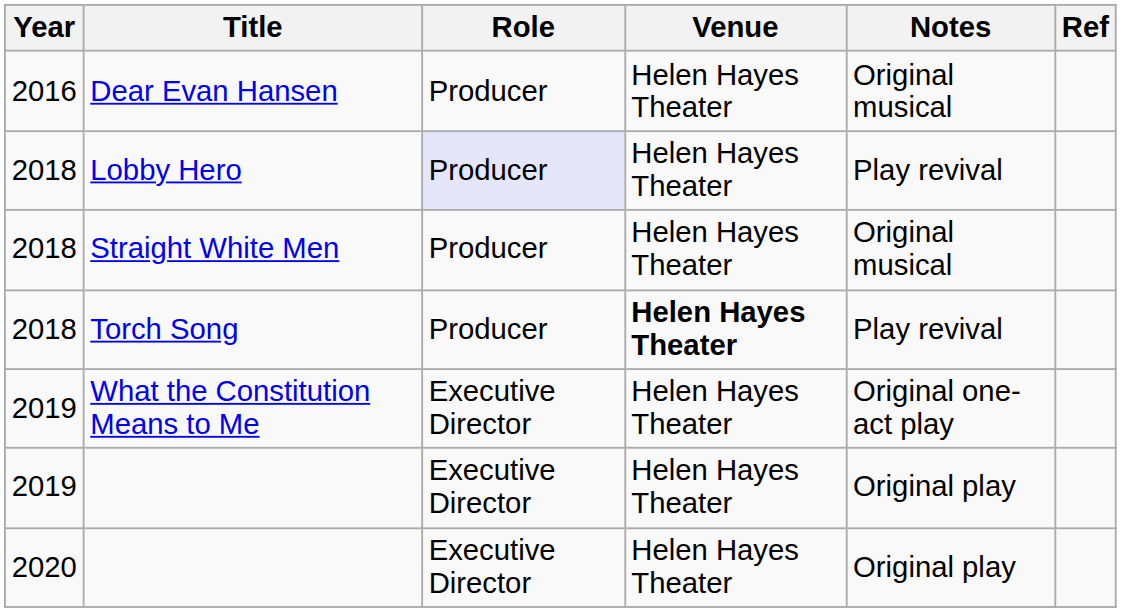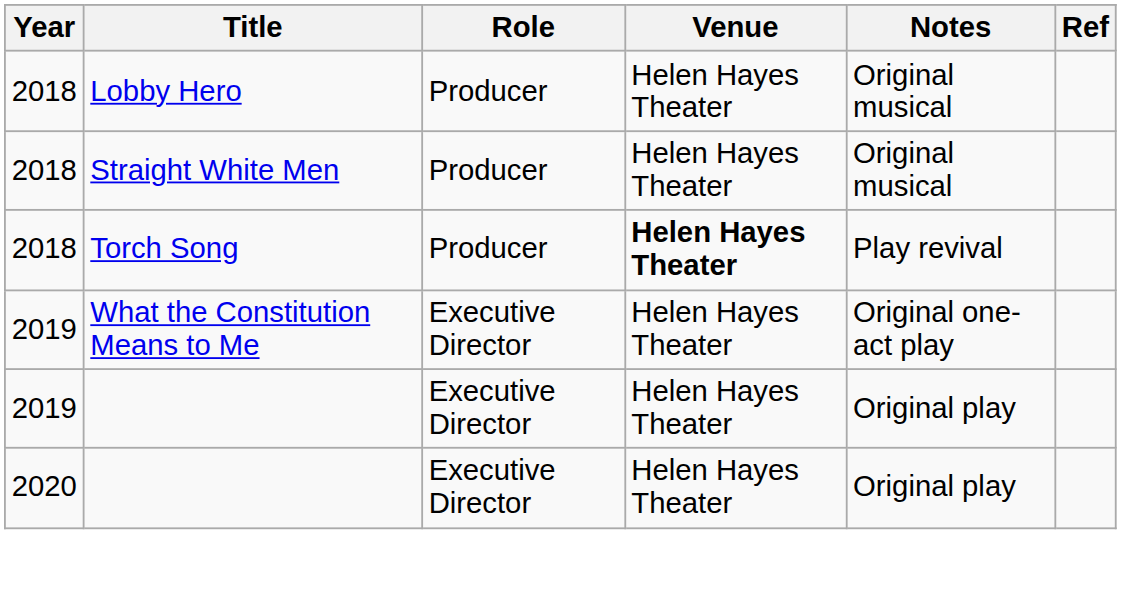- row: (44, 90)
(488, 170) lavender background -> (488, 90) no background
(928, 170) Play revival -> (904, 90) Original musical
